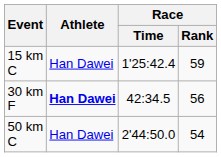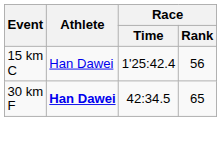(197, 64) 59 -> (197, 64) 56
(197, 99) 56 -> (197, 99) 65
- row: (25, 134)
